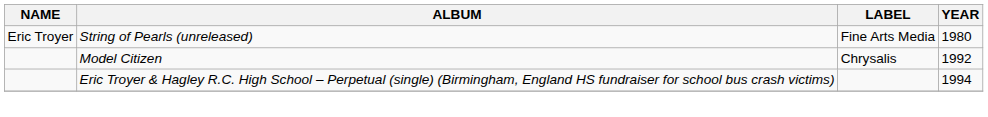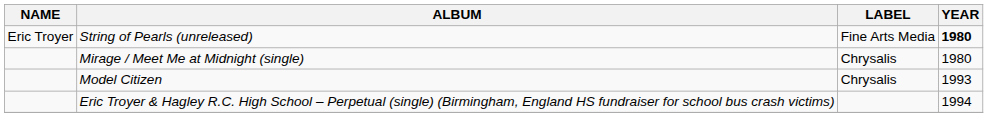(957, 36) normal -> (957, 36) bold
+ row: (192, 58)
(957, 58) 1992 -> (957, 79) 1993
